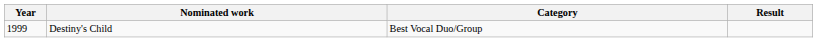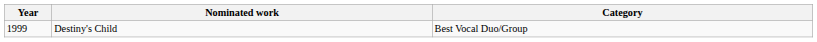- column: (770, 12)
